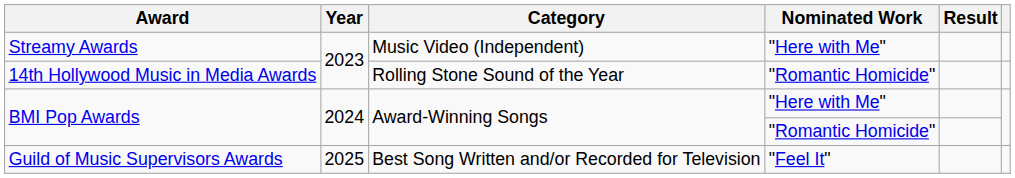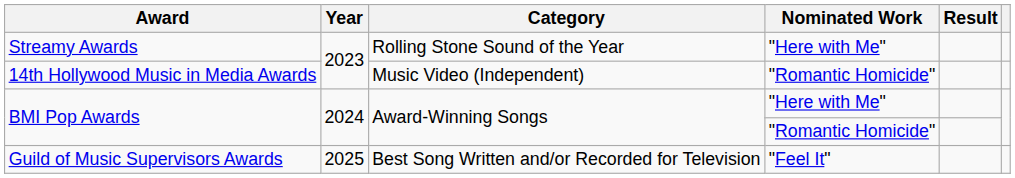(478, 46) Music Video (Independent) -> (498, 46) Rolling Stone Sound of the Year
(498, 74) Rolling Stone Sound of the Year -> (478, 74) Music Video (Independent)
